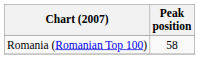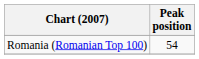(172, 44) 58 -> (172, 44) 54
